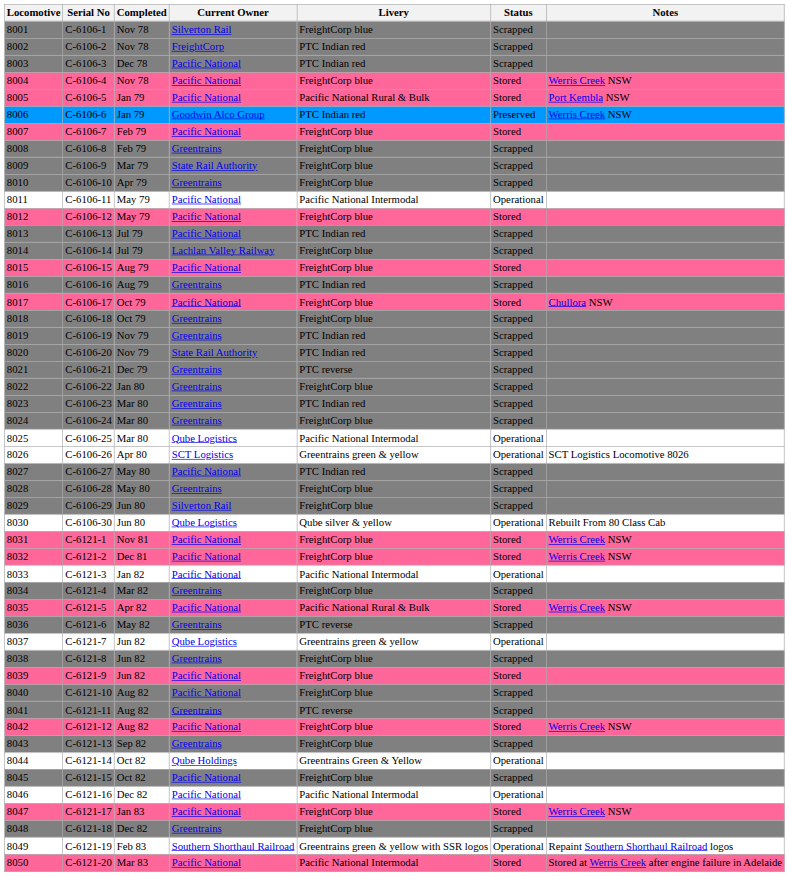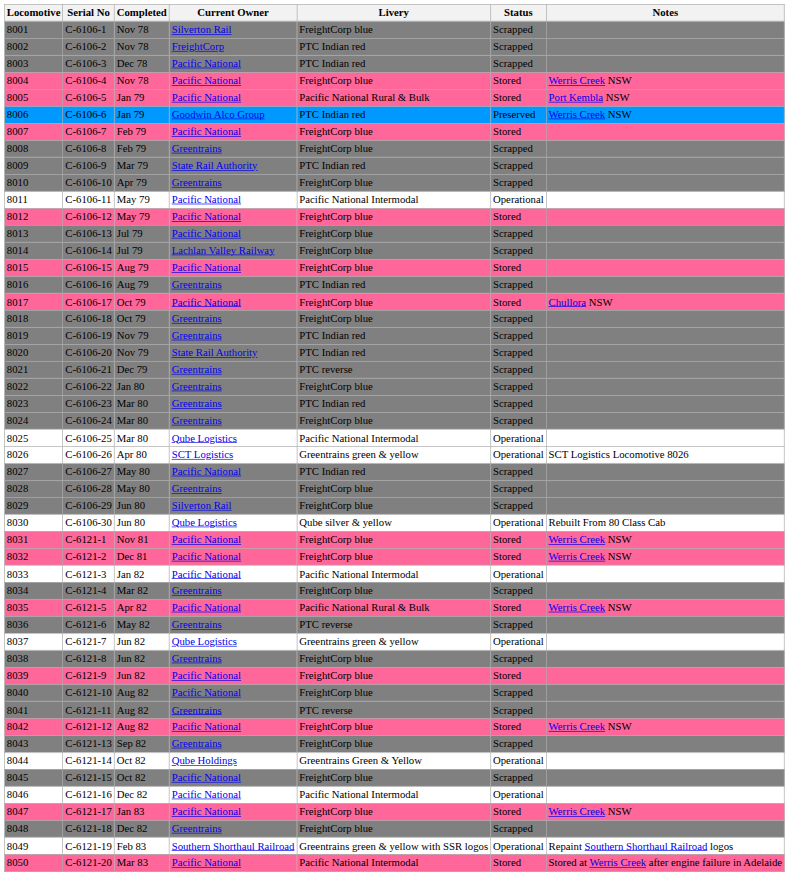(336, 166) FreightCorp blue -> (332, 166) PTC Indian red
(332, 234) PTC Indian red -> (336, 234) FreightCorp blue
